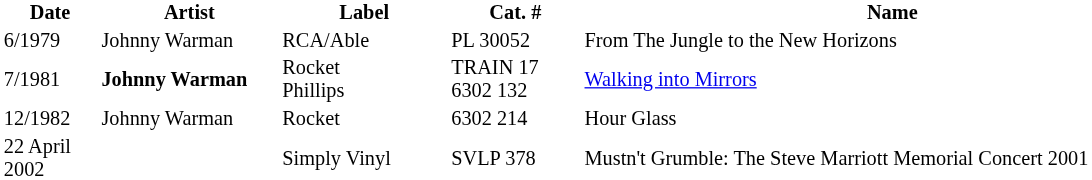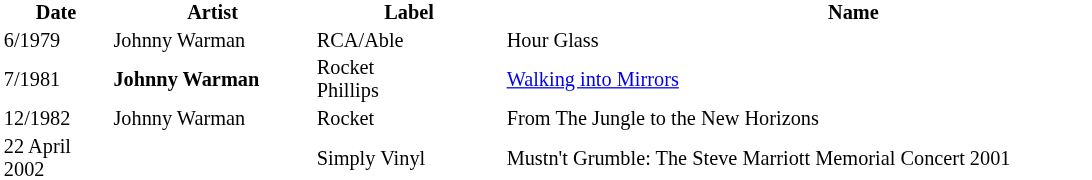- column: (515, 12)
(741, 40) From The Jungle to the New Horizons -> (553, 40) Hour Glass
(631, 118) Hour Glass -> (663, 118) From The Jungle to the New Horizons
